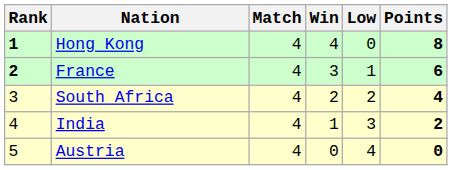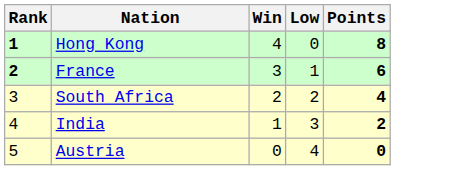- column: (277, 18)
